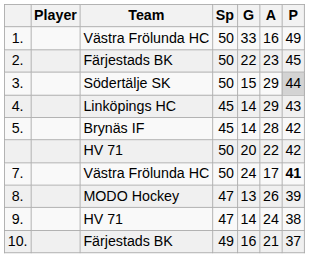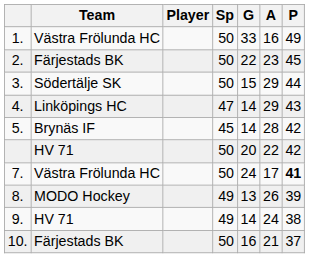columns swapped: (55, 15) <-> (146, 15)
(293, 83) lightgrey background -> (293, 83) no background
(226, 106) 45 -> (226, 106) 47
(226, 196) 47 -> (226, 196) 49
(226, 219) 47 -> (226, 219) 49
(226, 241) 49 -> (226, 241) 50
